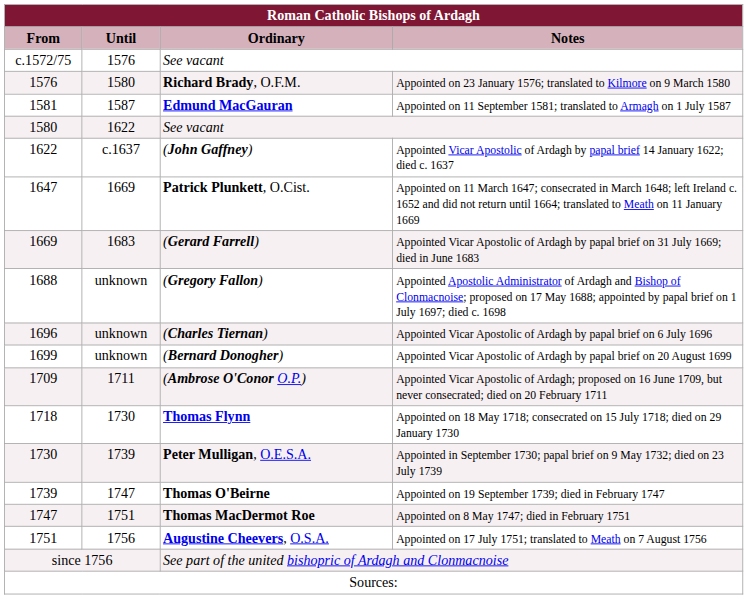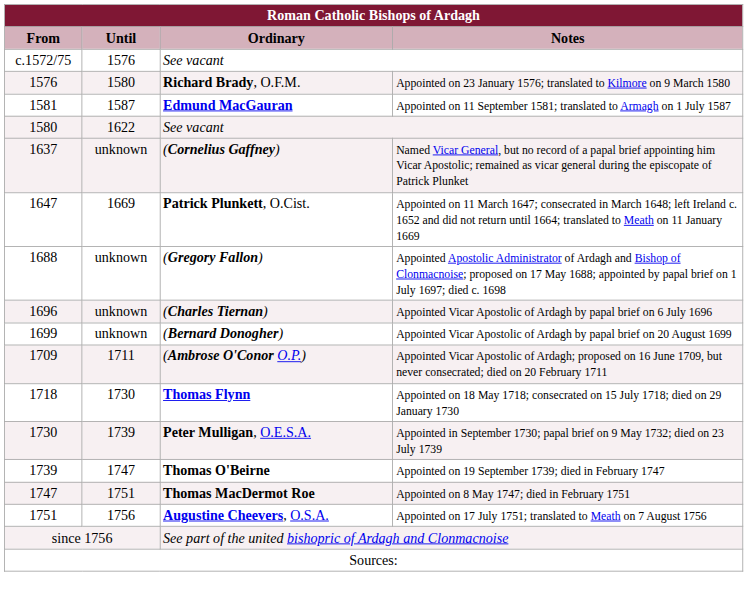- row: (43, 149)
+ row: (43, 149)
- row: (43, 241)
